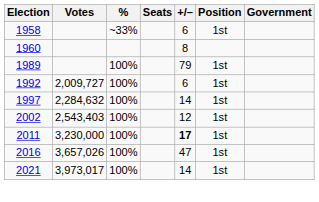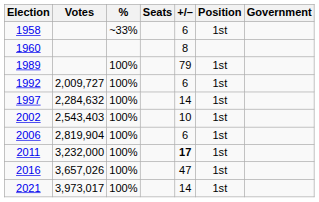(185, 118) 12 -> (185, 118) 10
+ row: (28, 135)
(79, 135) 3,230,000 -> (79, 153) 3,232,000
